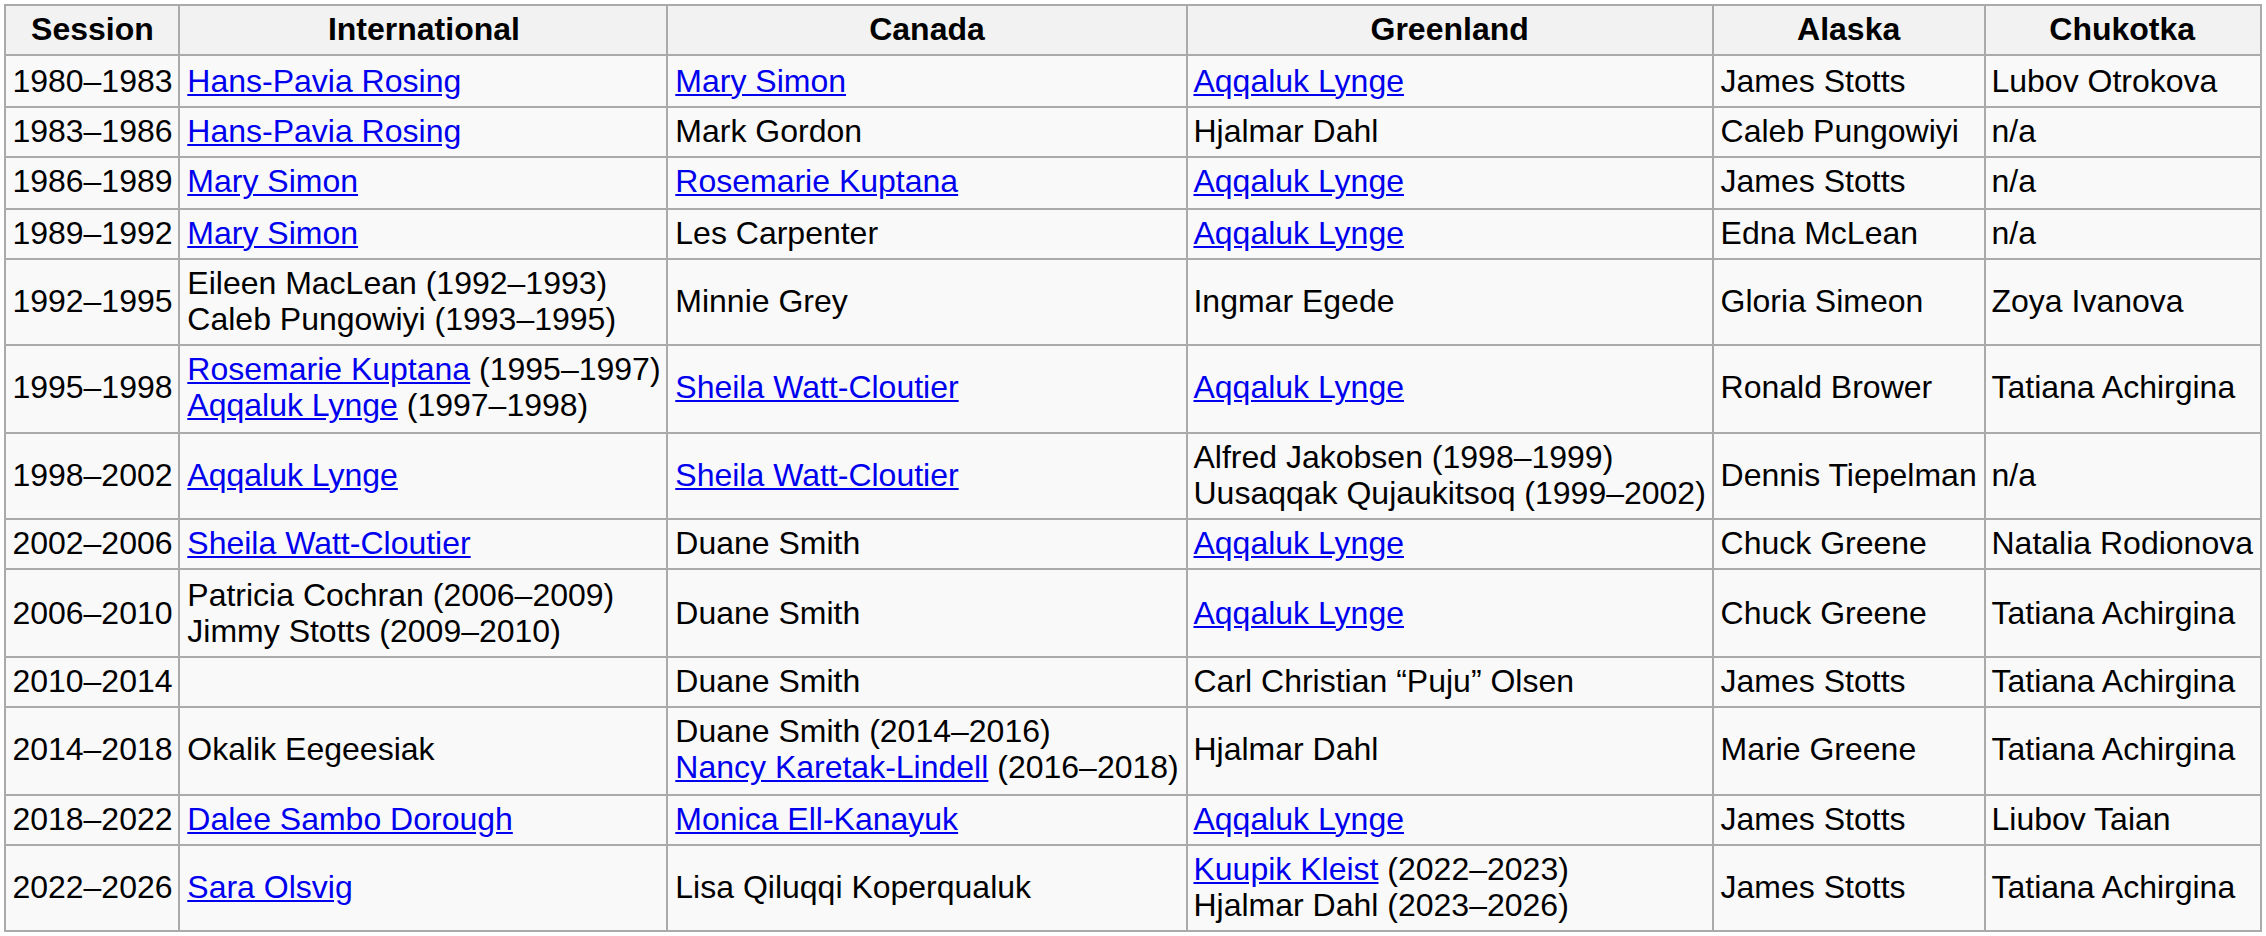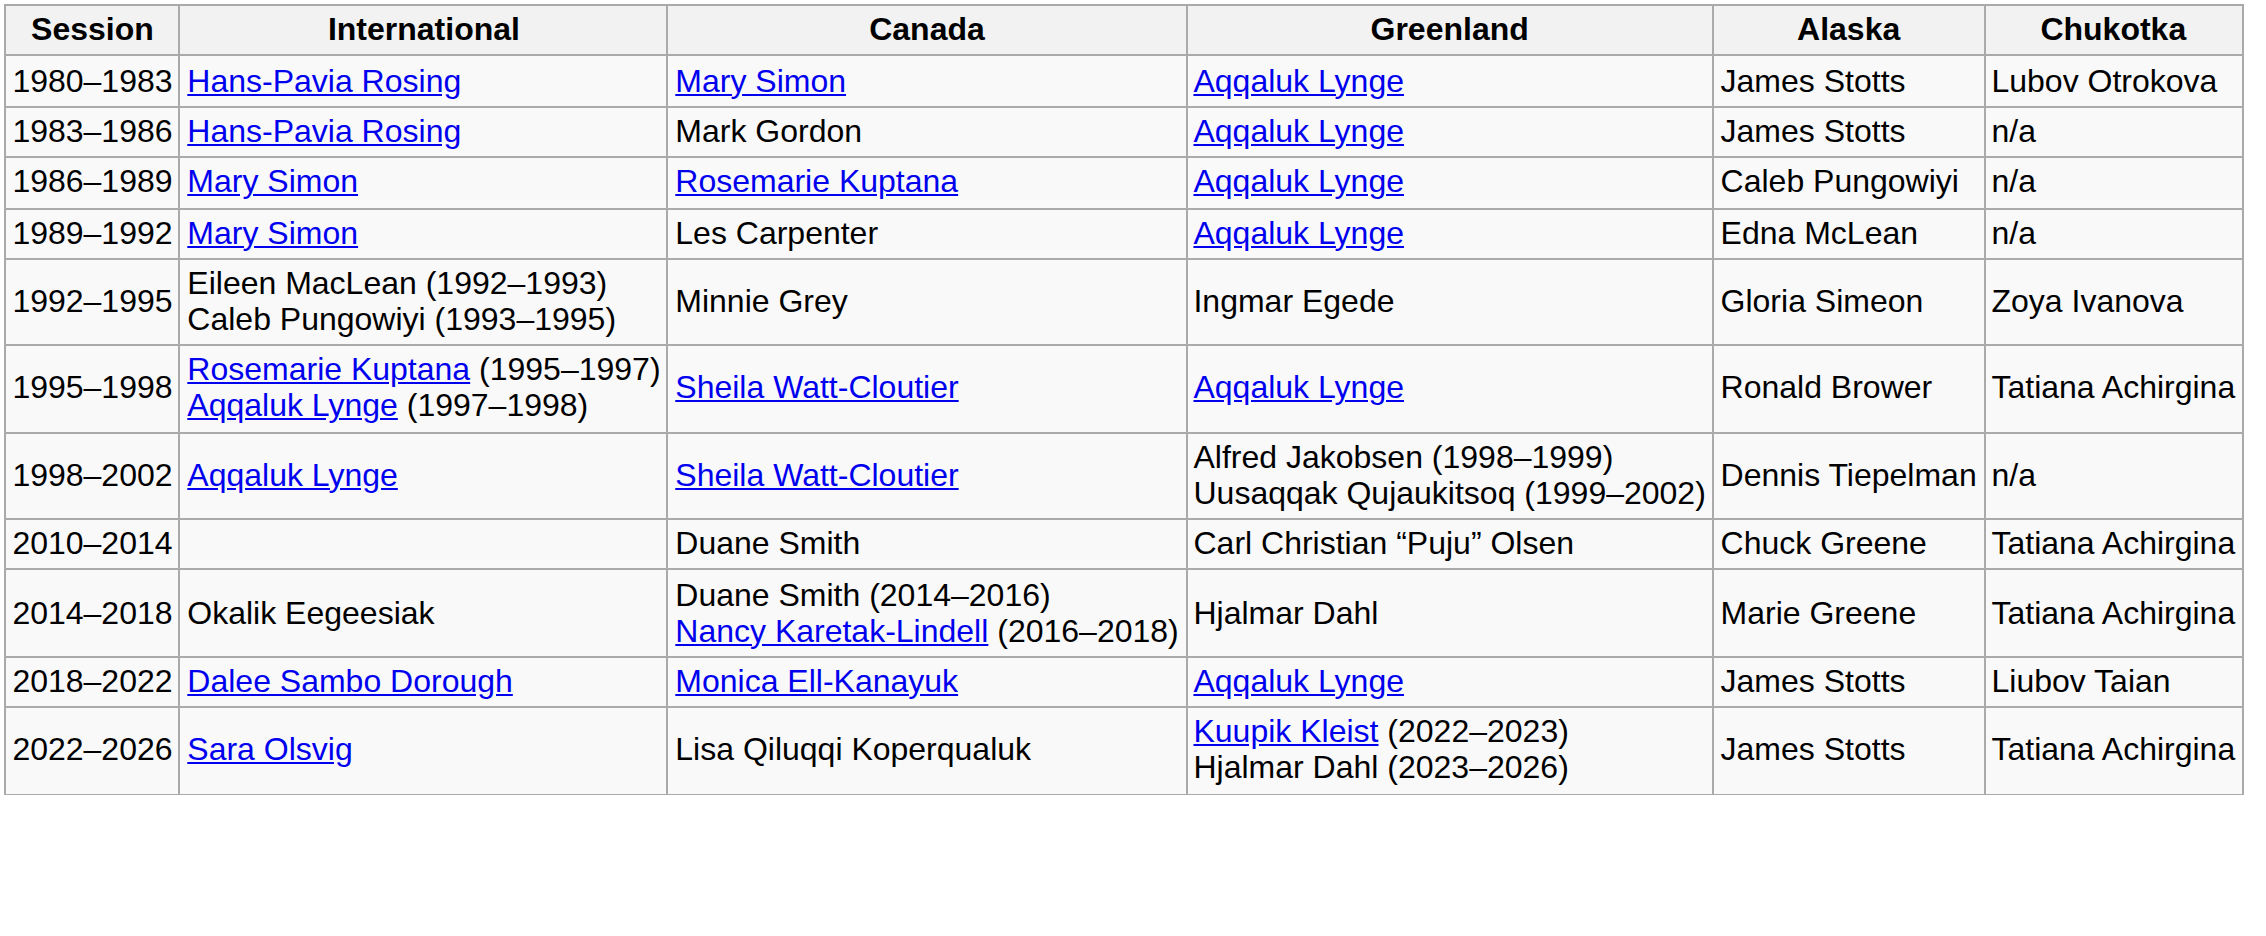(1286, 131) Hjalmar Dahl -> (1299, 131) Aqqaluk Lynge
(1840, 131) Caleb Pungowiyi -> (1813, 131) James Stotts
(1813, 182) James Stotts -> (1840, 182) Caleb Pungowiyi
- row: (92, 543)
- row: (92, 612)
(1813, 681) James Stotts -> (1824, 543) Chuck Greene
